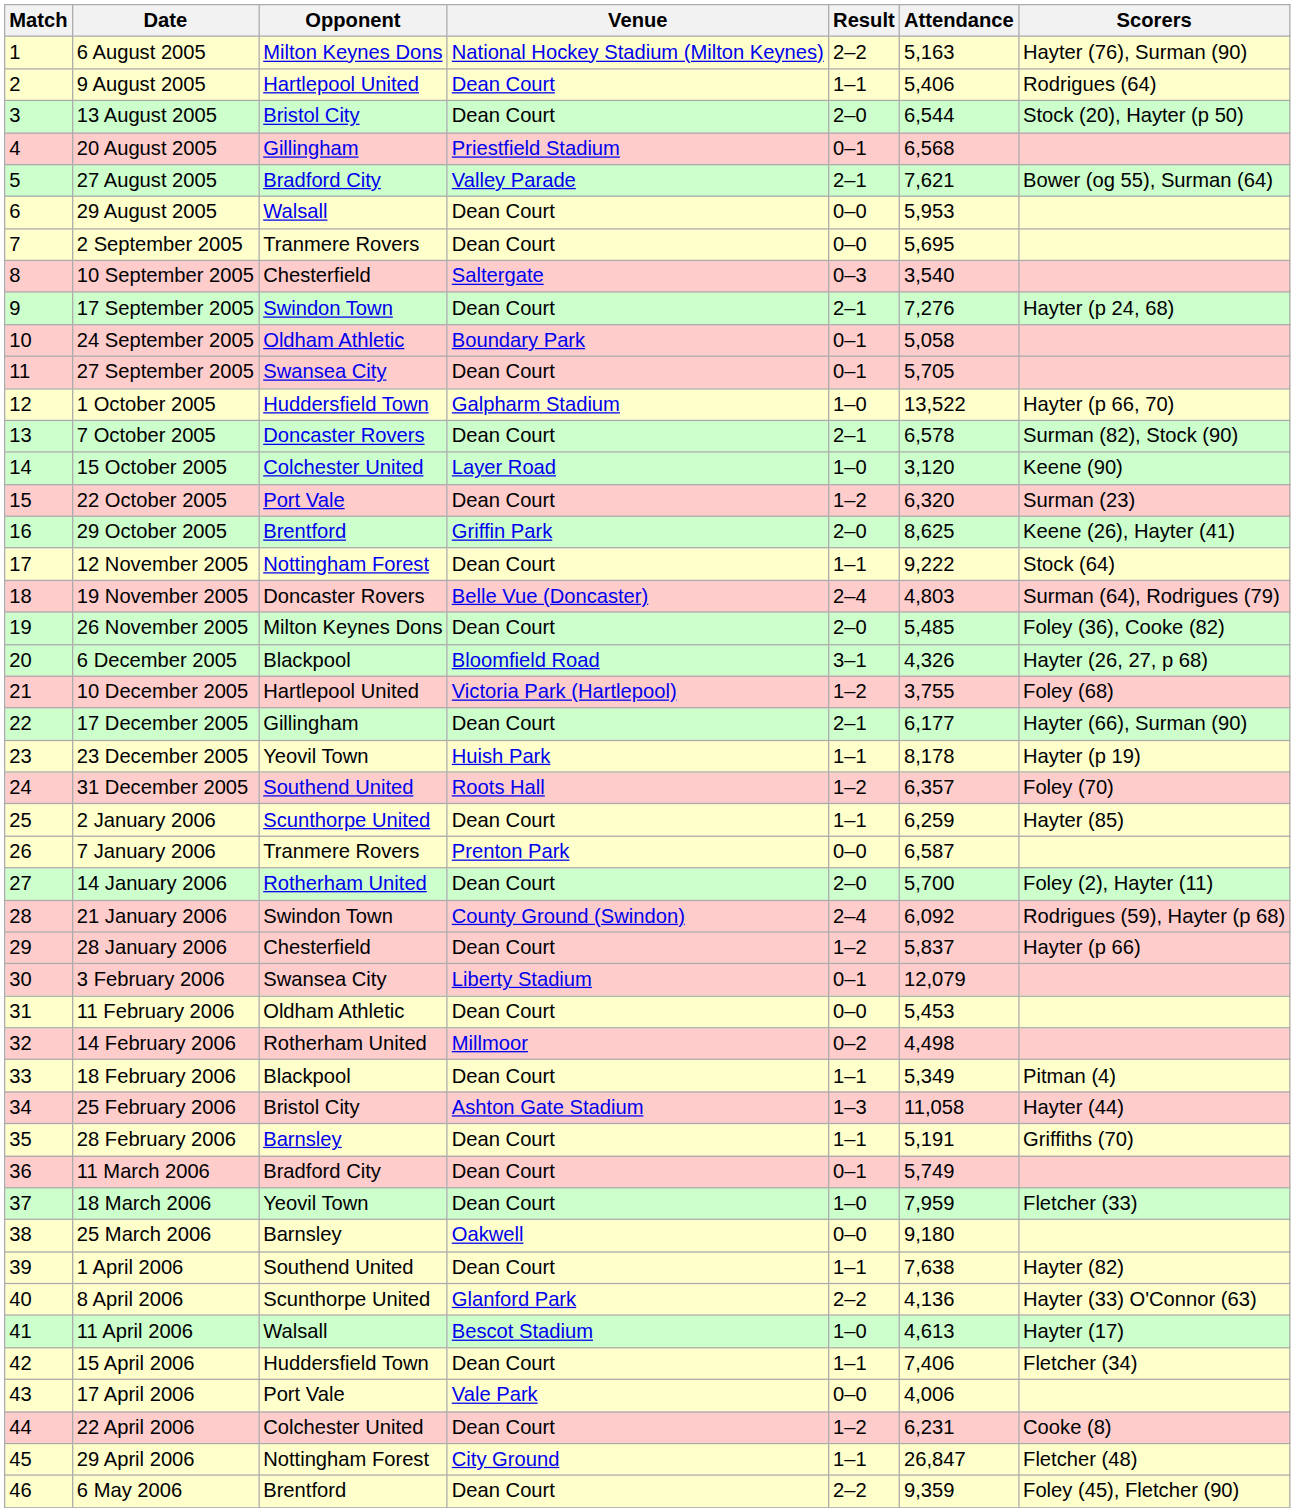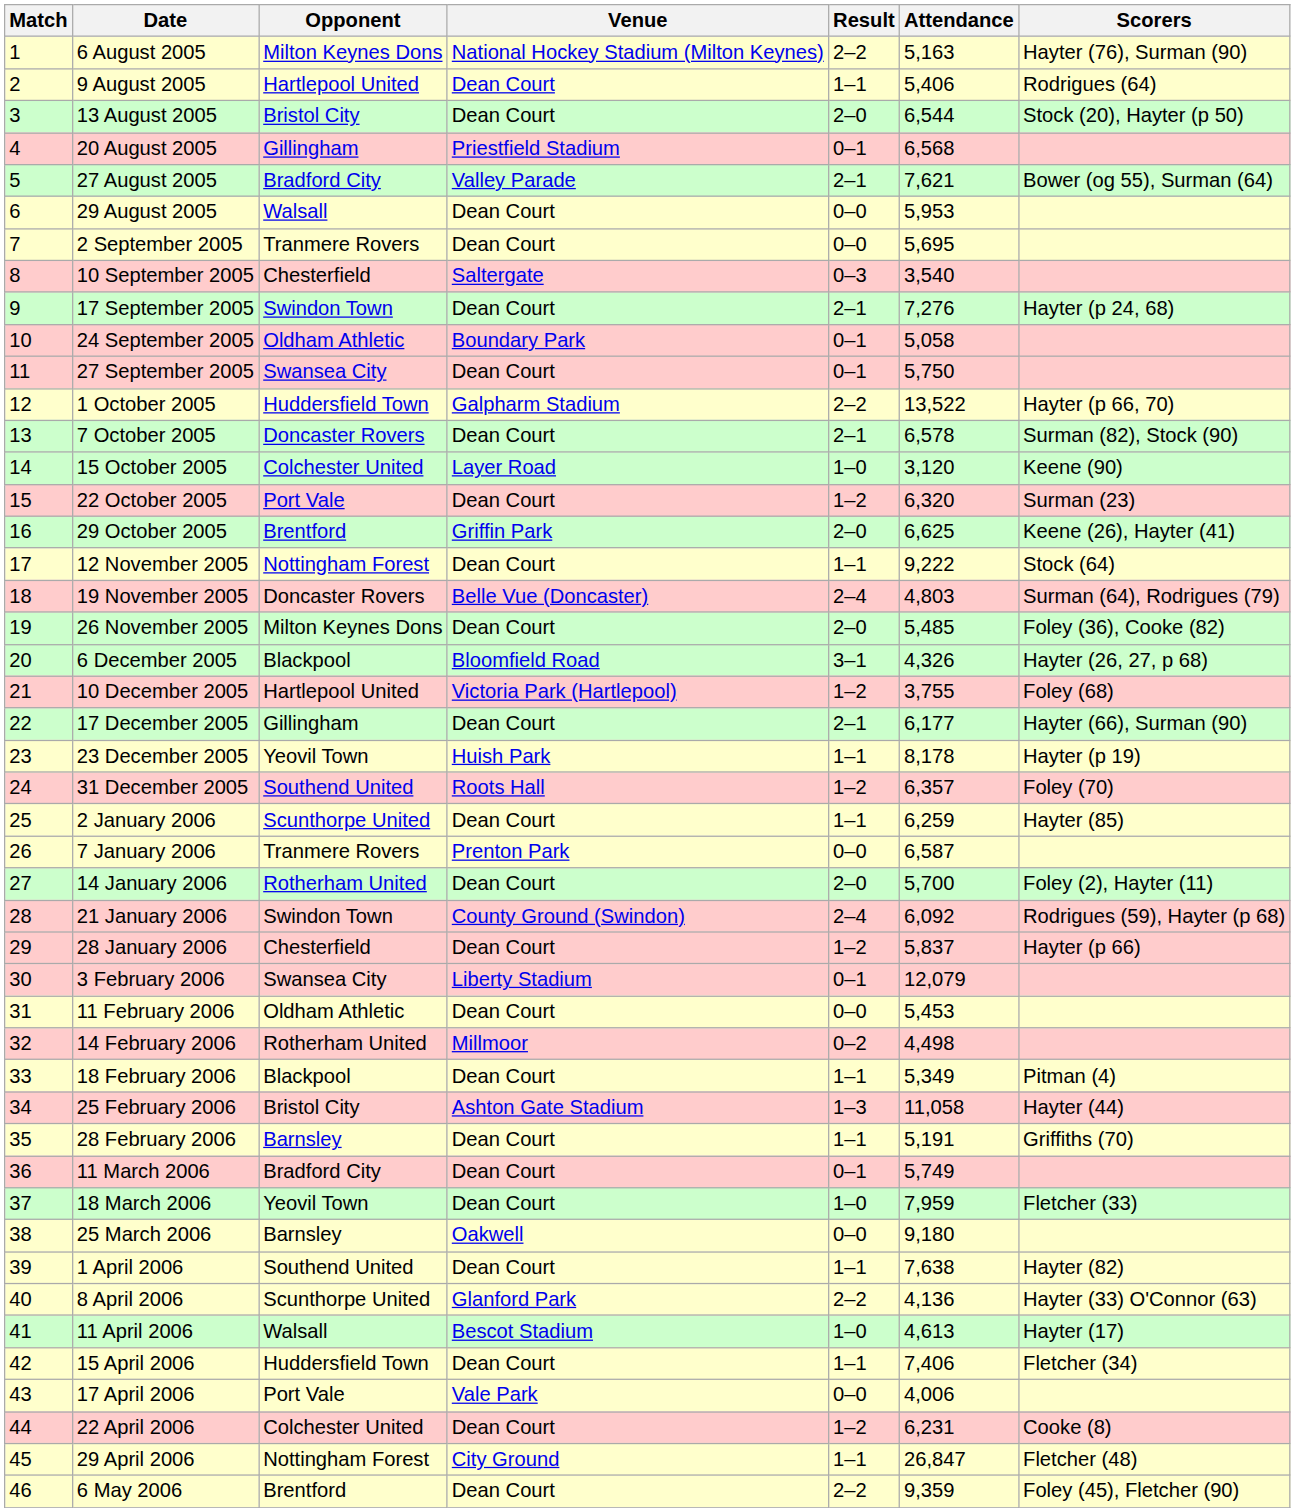(929, 372) 5,705 -> (929, 372) 5,750
(850, 404) 1–0 -> (850, 404) 2–2
(929, 532) 8,625 -> (929, 532) 6,625
